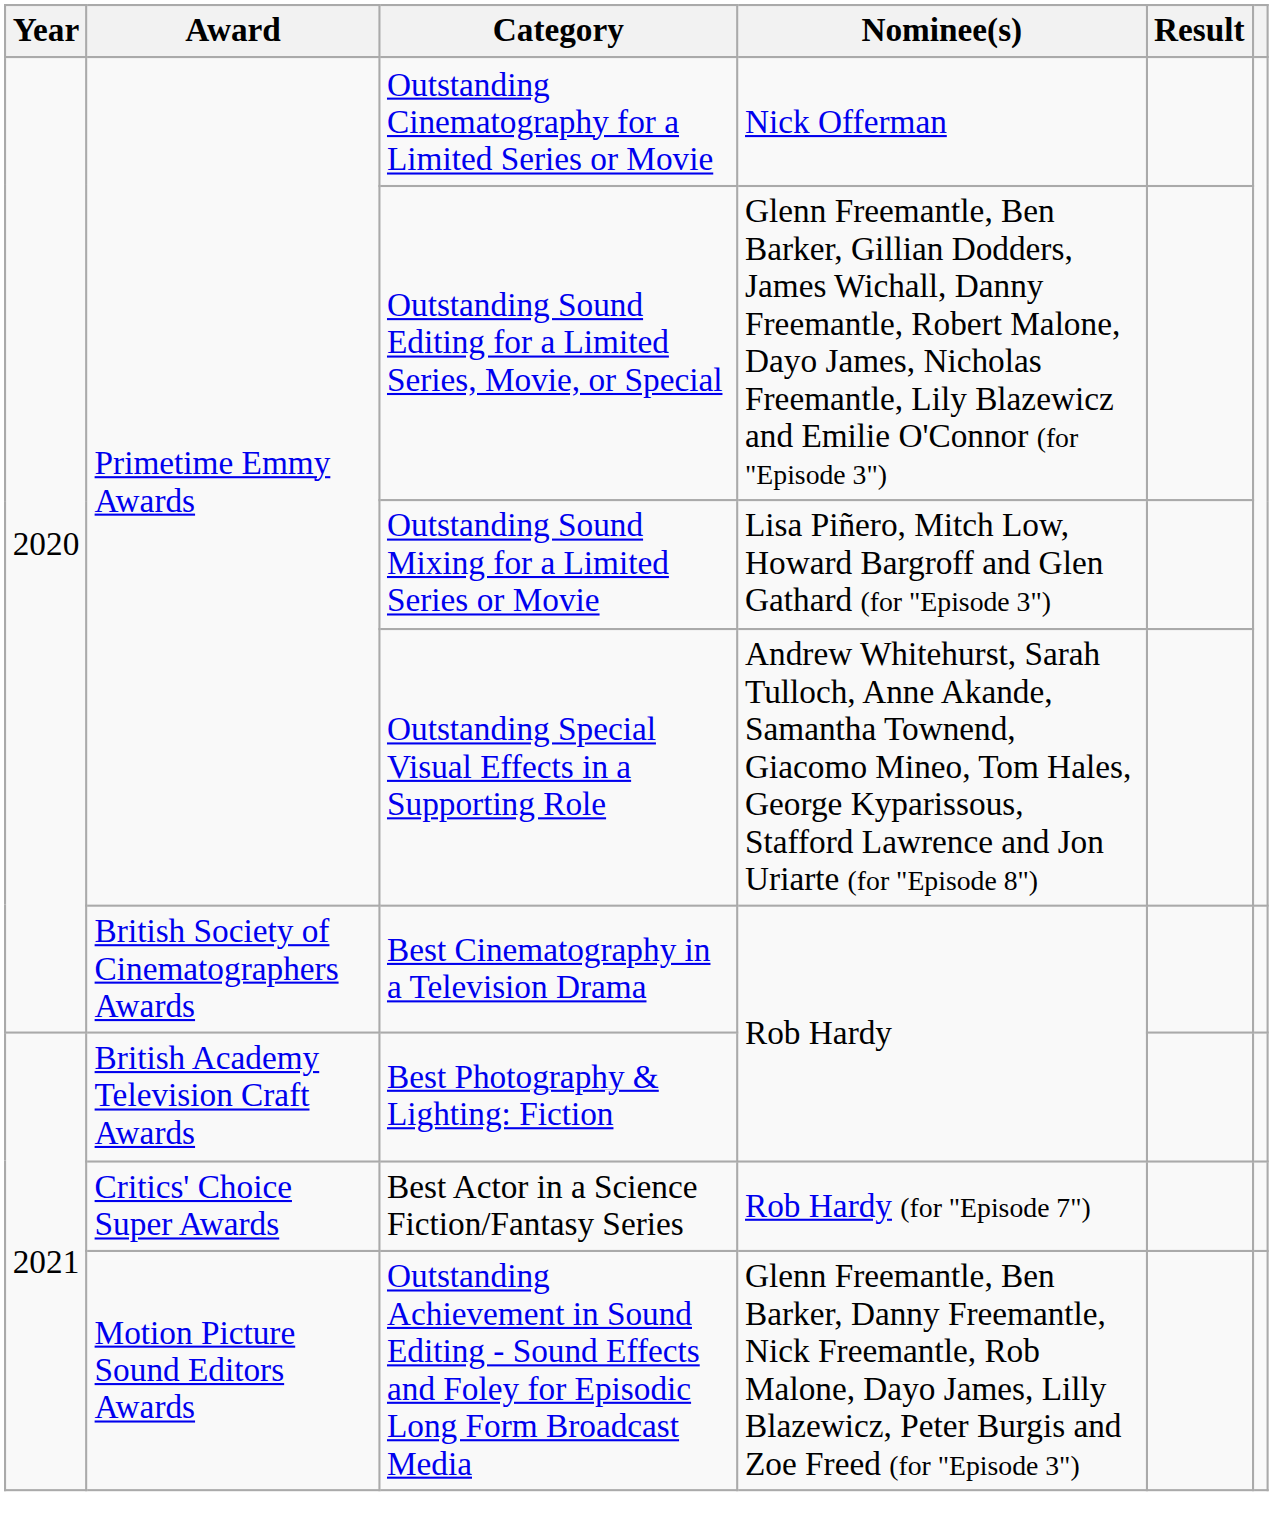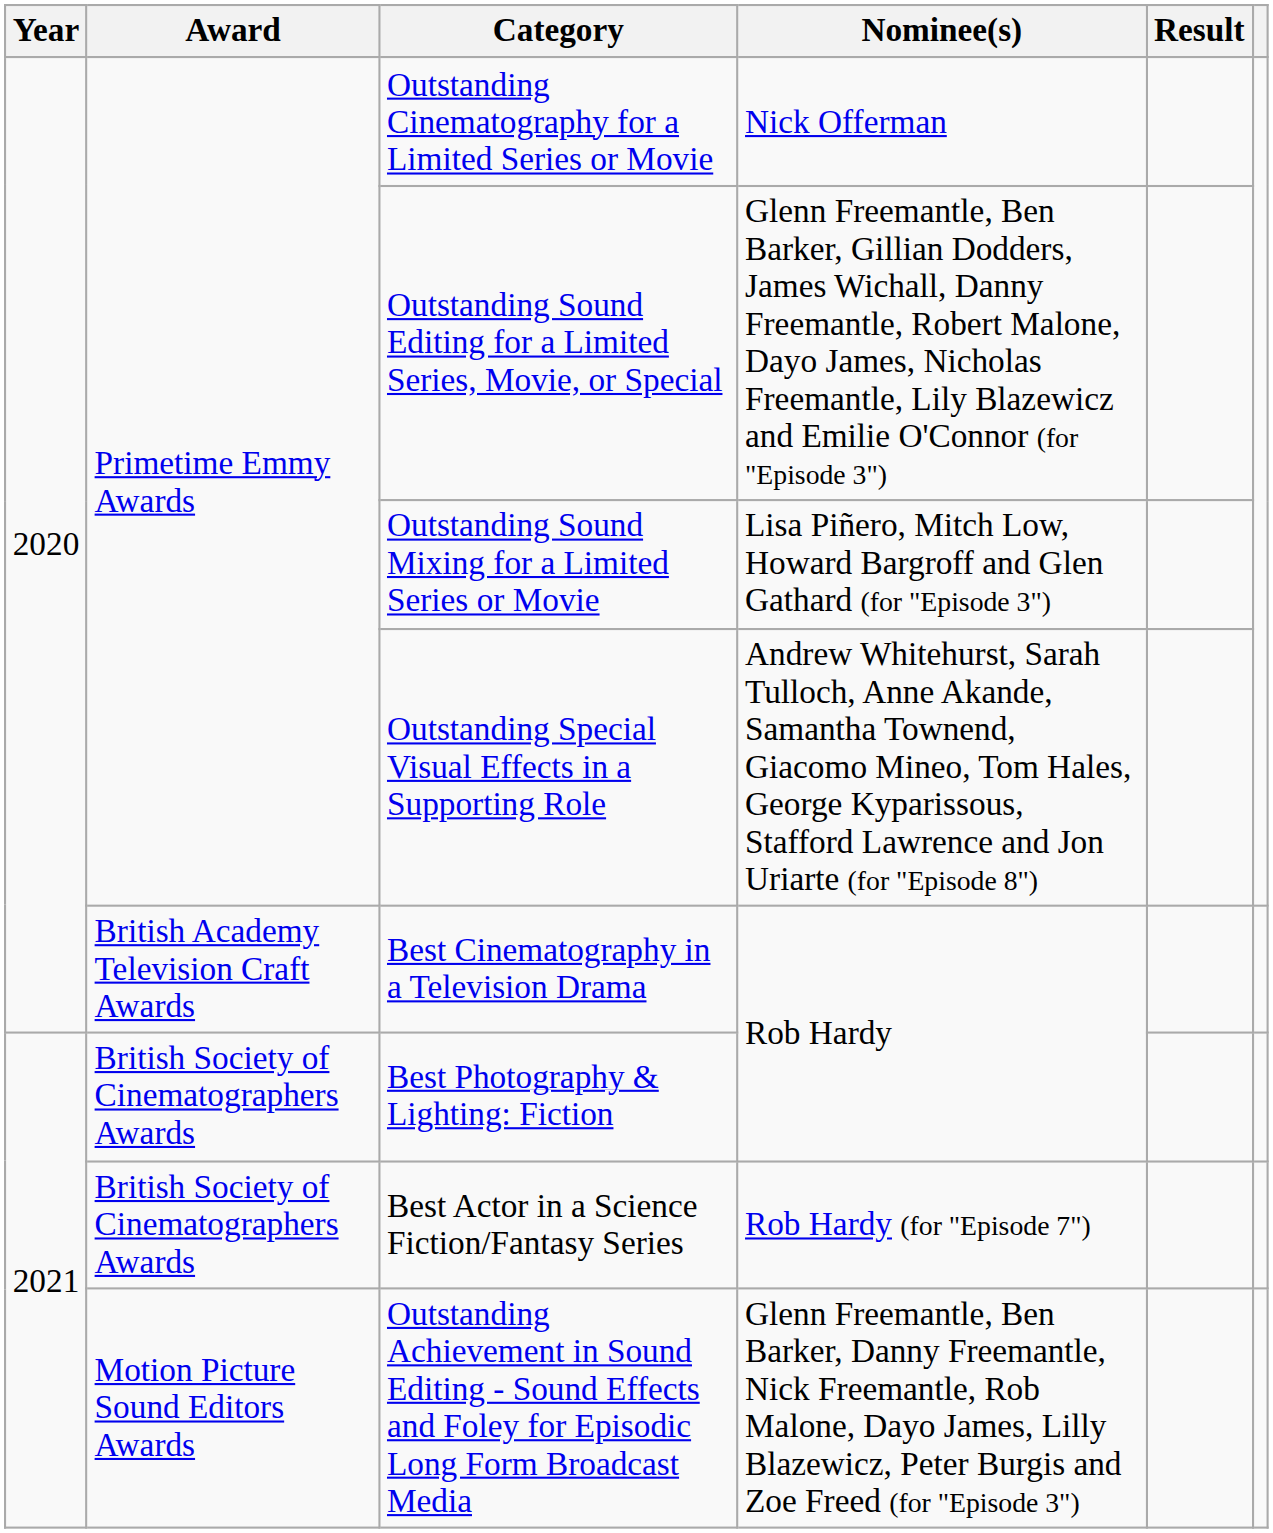(217, 968) British Society of Cinematographers Awards -> (207, 968) British Academy Television Craft Awards
(207, 1096) British Academy Television Craft Awards -> (217, 1096) British Society of Cinematographers Awards
(193, 1205) Critics' Choice Super Awards -> (217, 1224) British Society of Cinematographers Awards
